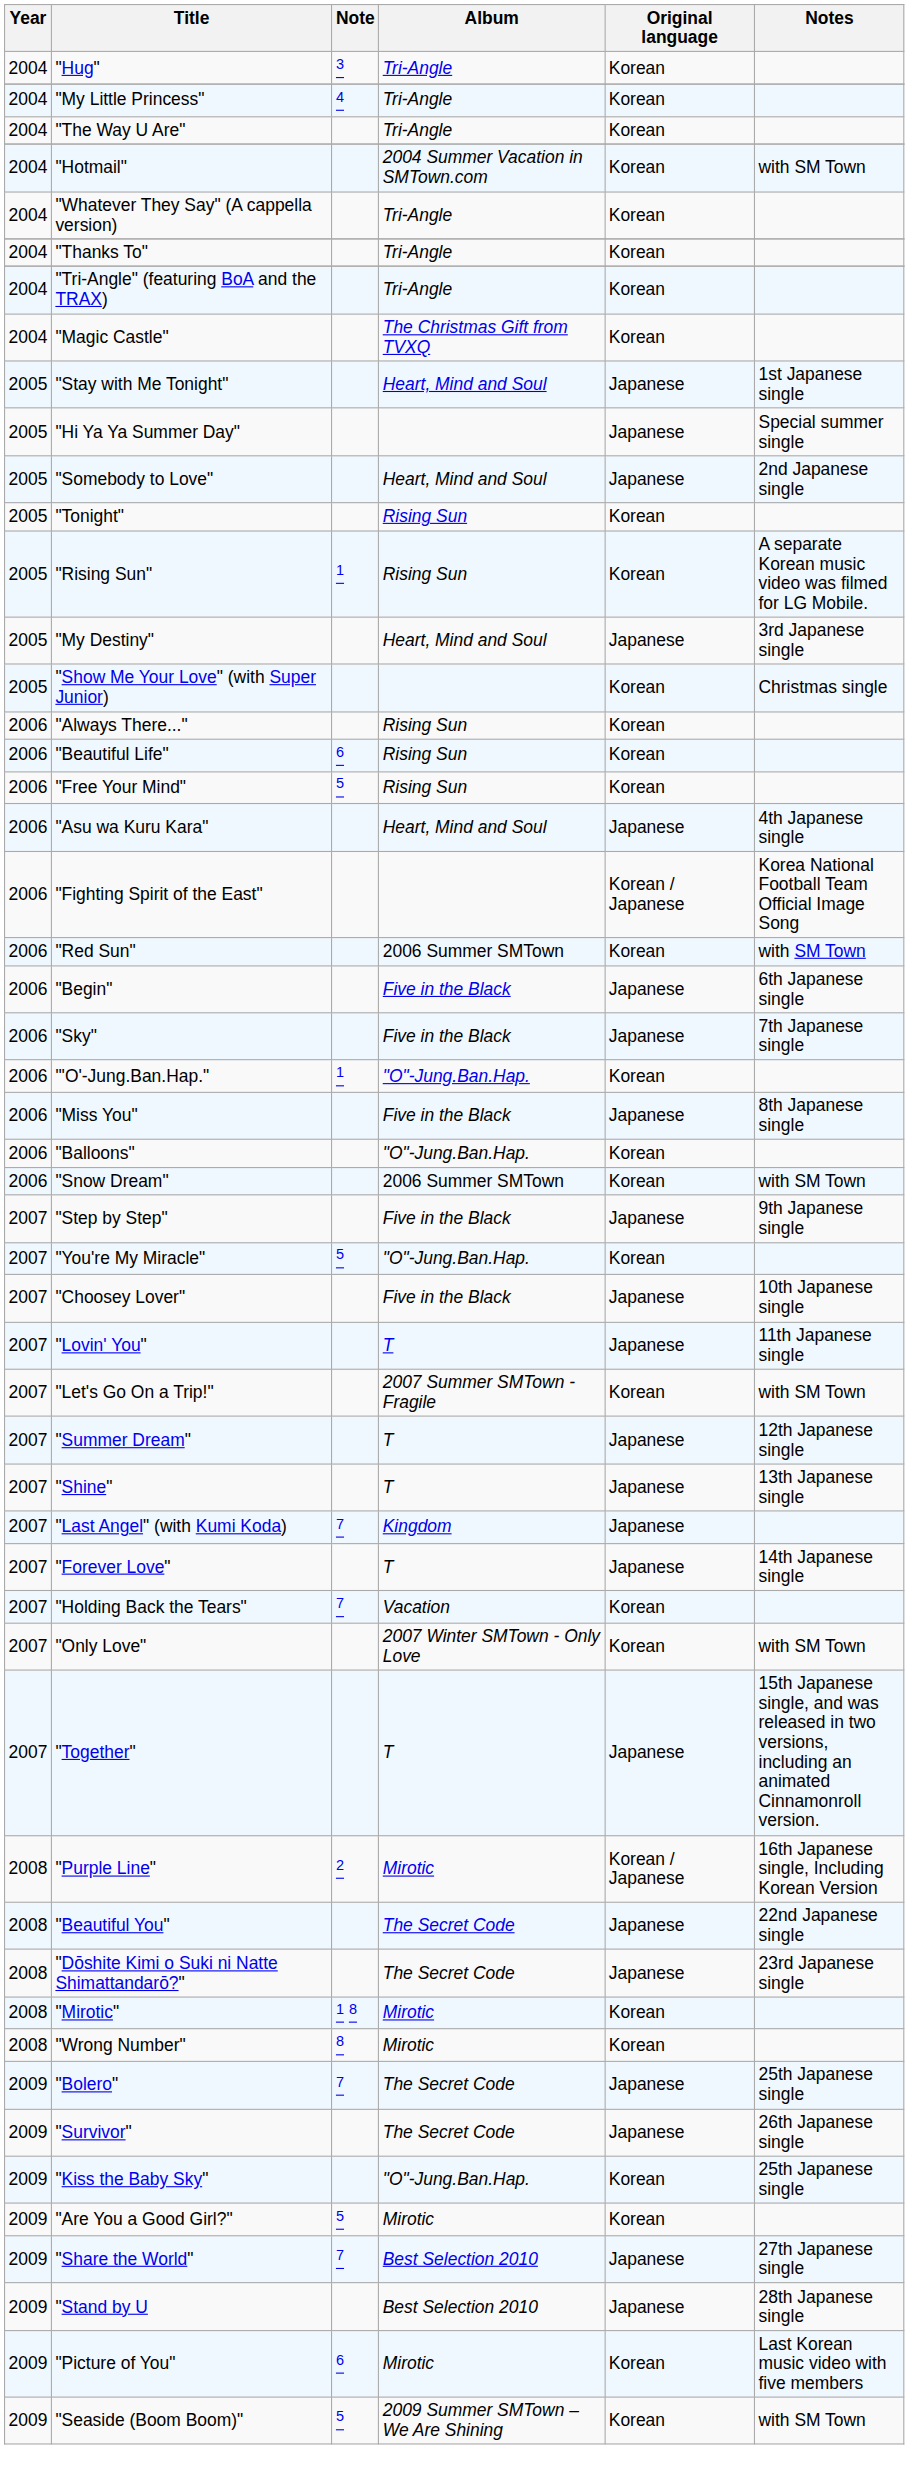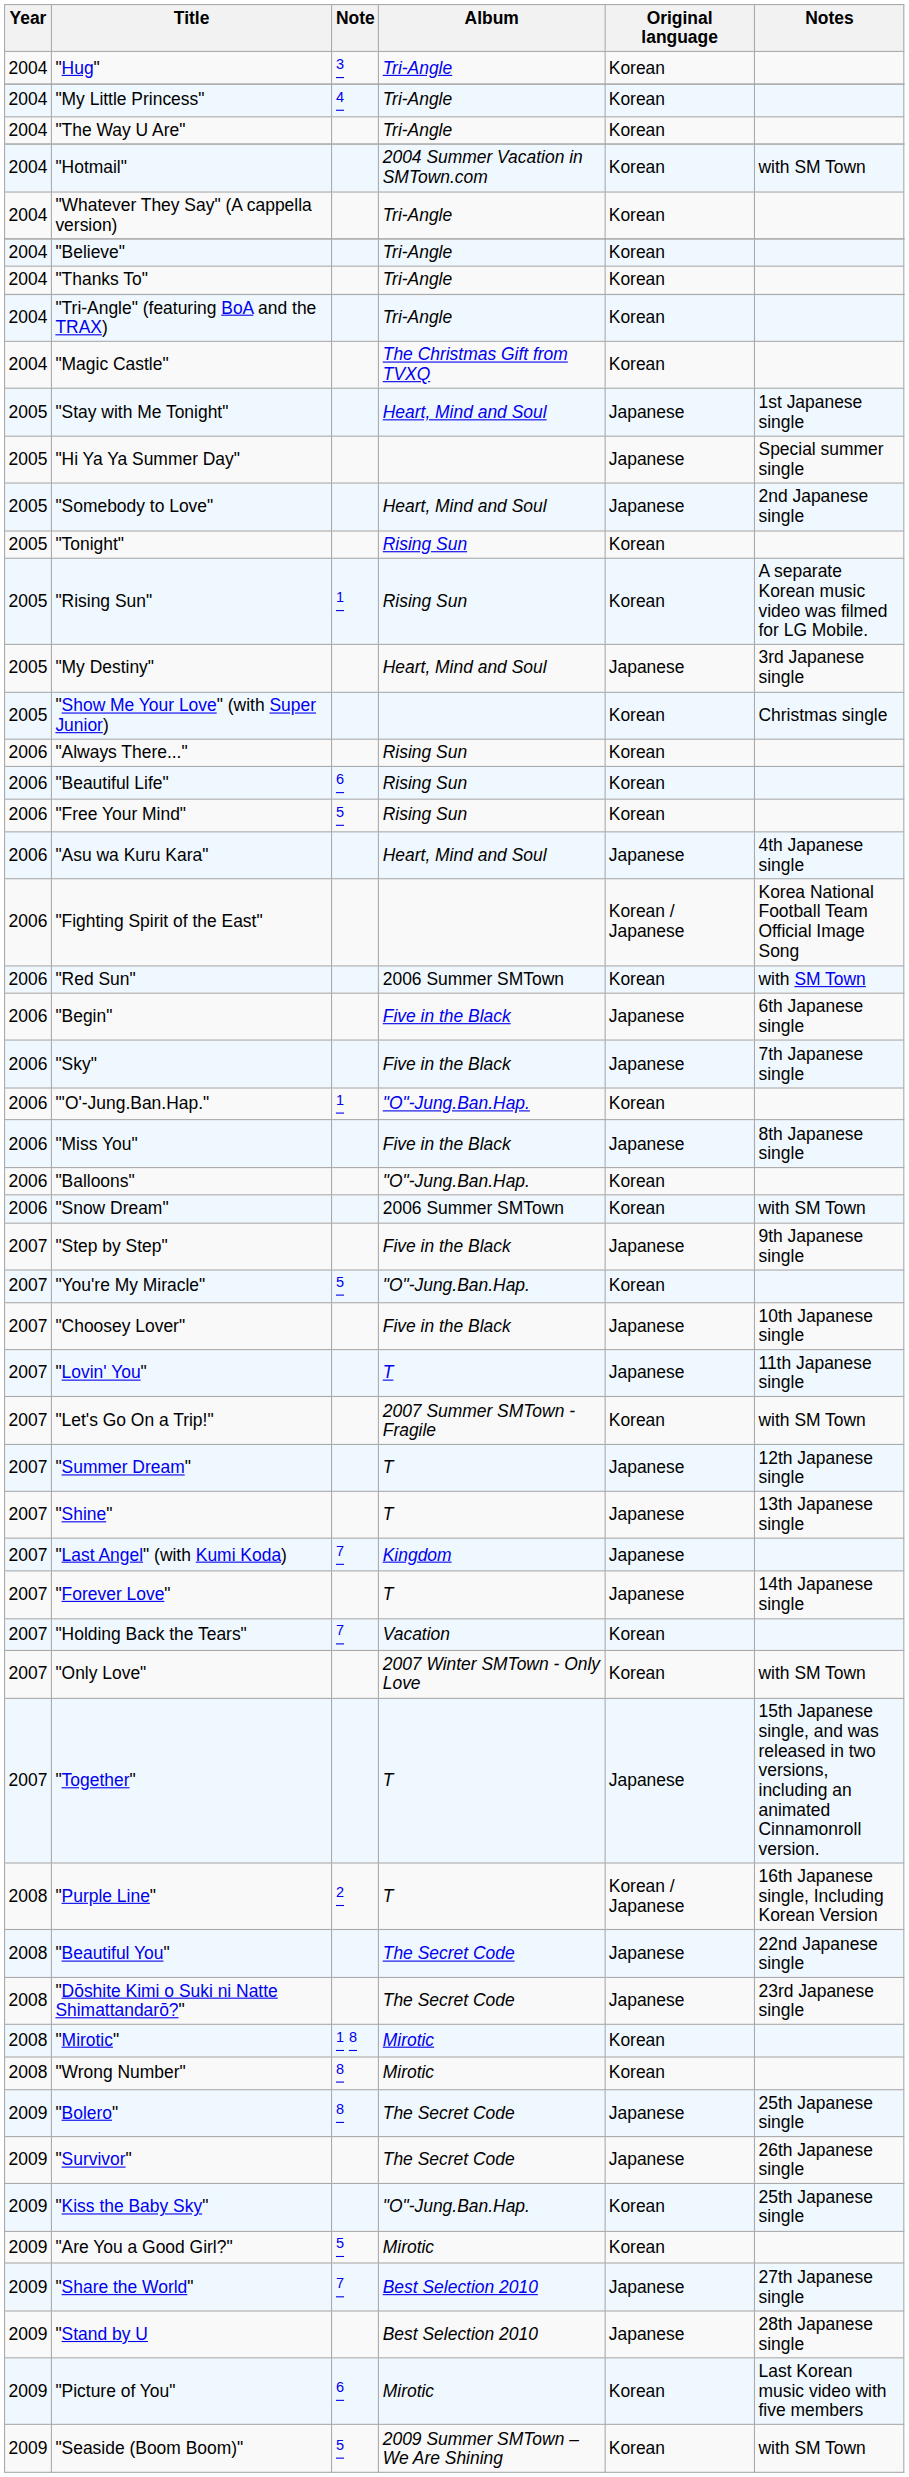+ row: (90, 252)
(408, 1868) Mirotic -> (388, 1896) T
(340, 2085) 7 -> (340, 2112) 8
